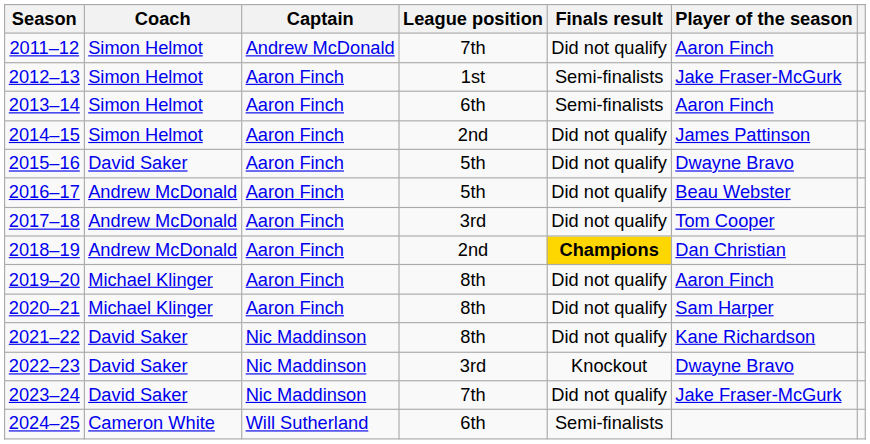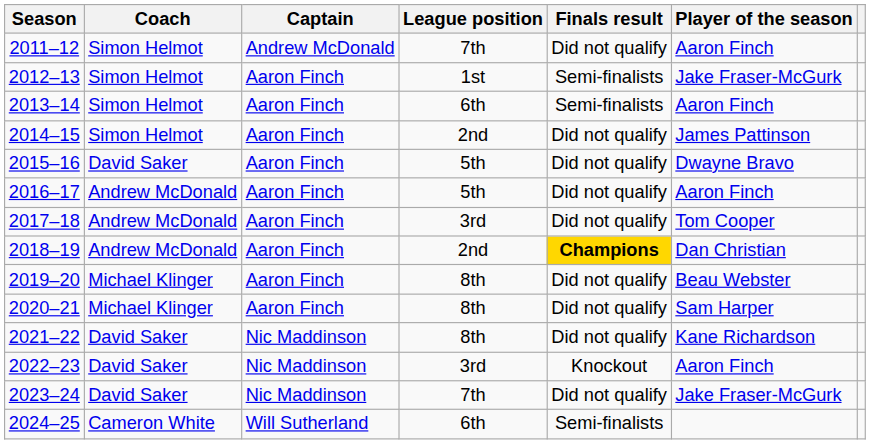(733, 192) Beau Webster -> (725, 192) Aaron Finch
(725, 279) Aaron Finch -> (733, 279) Beau Webster
(735, 366) Dwayne Bravo -> (725, 366) Aaron Finch
